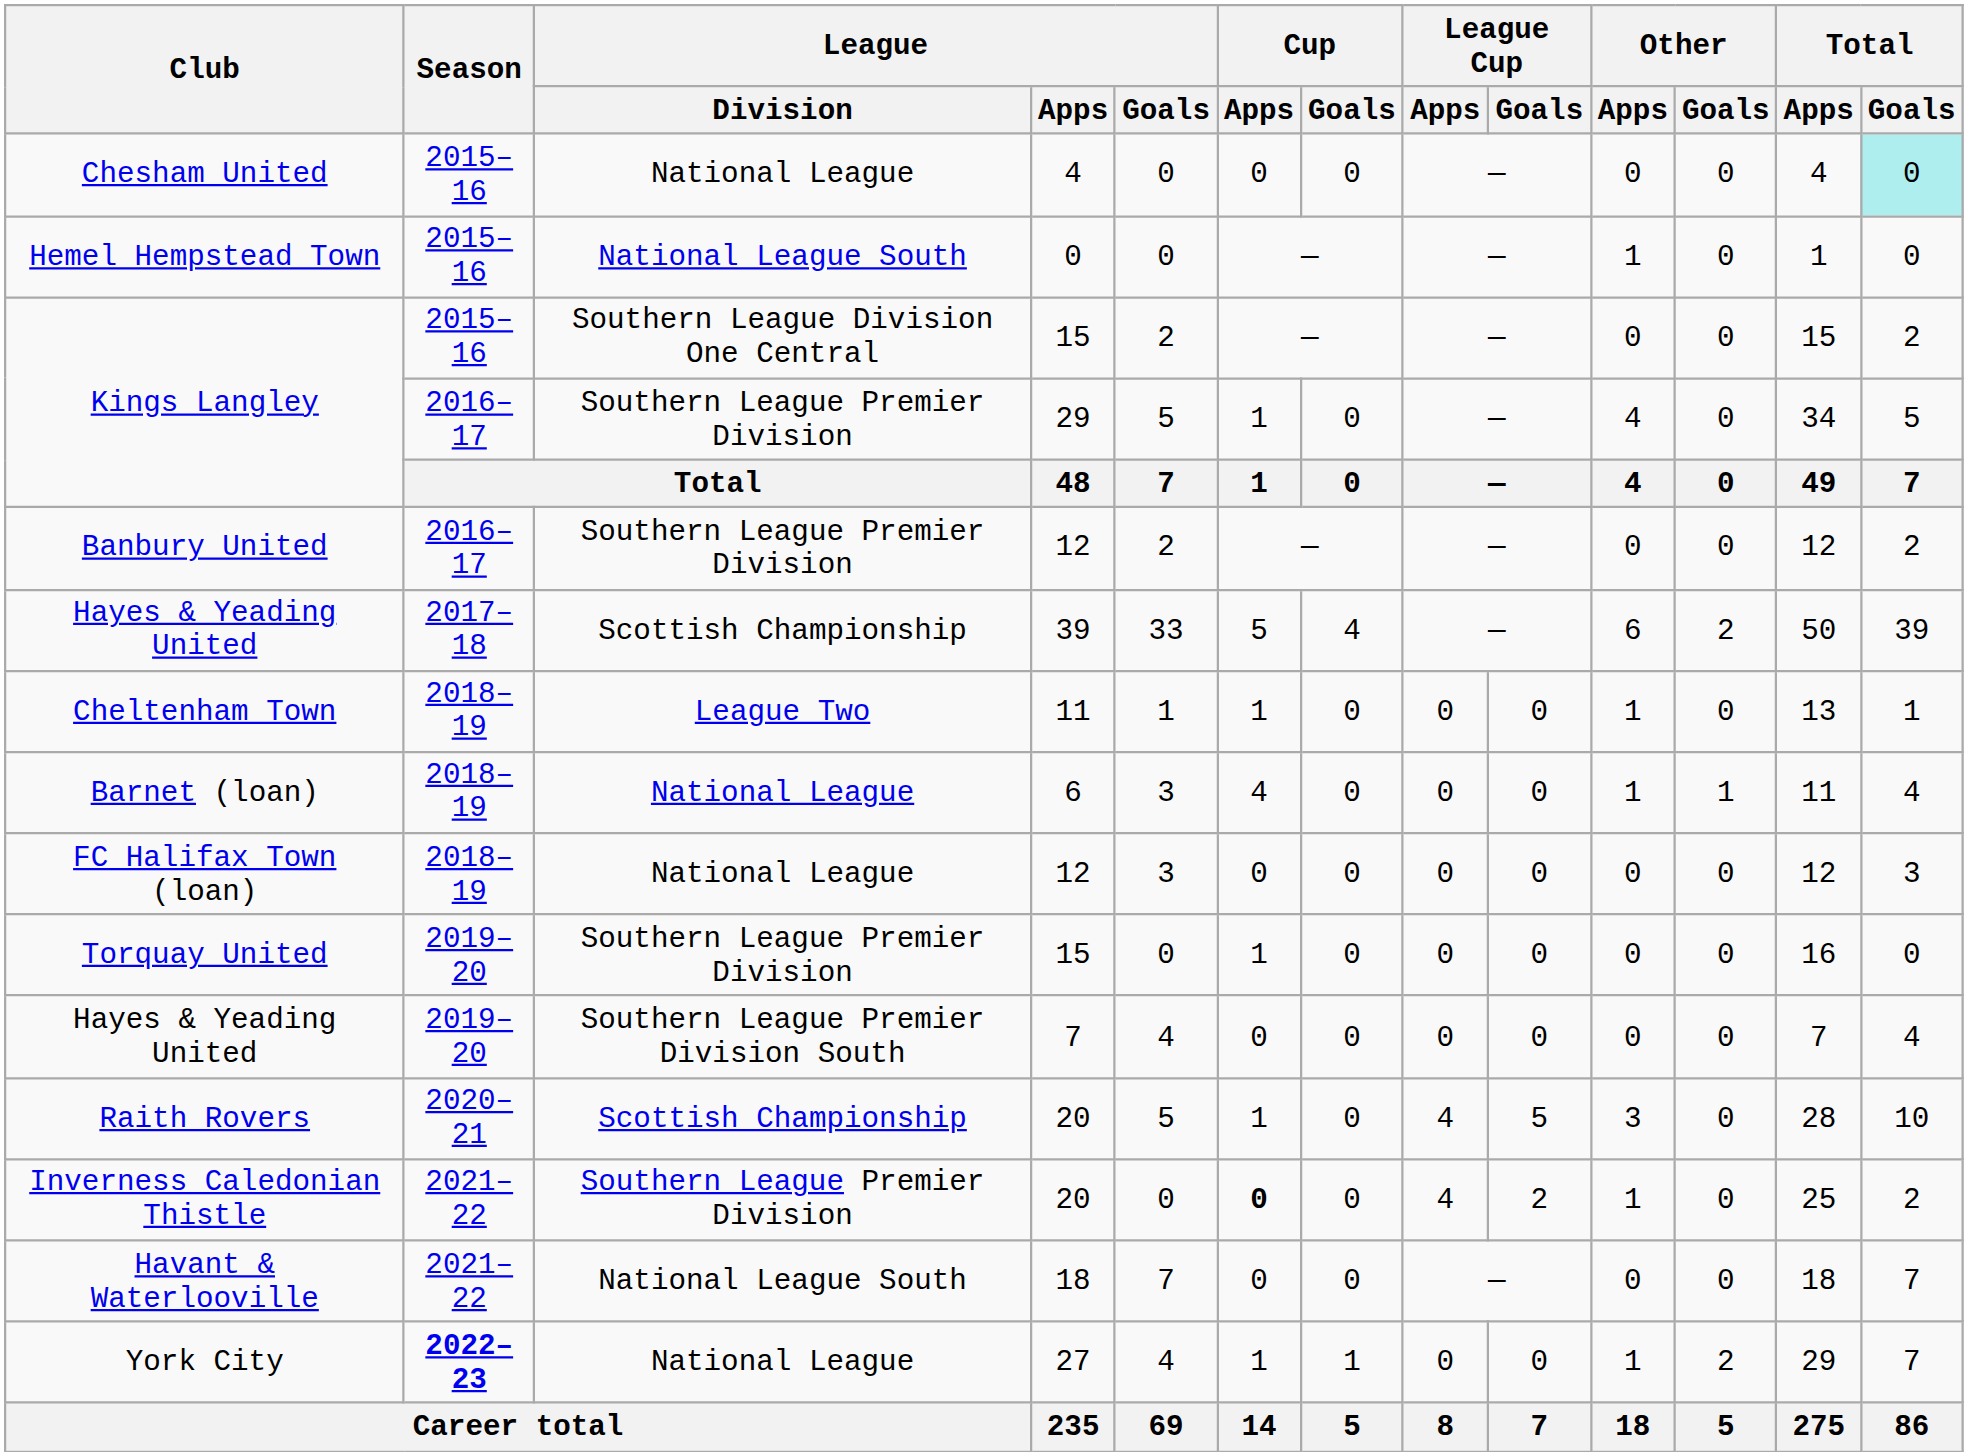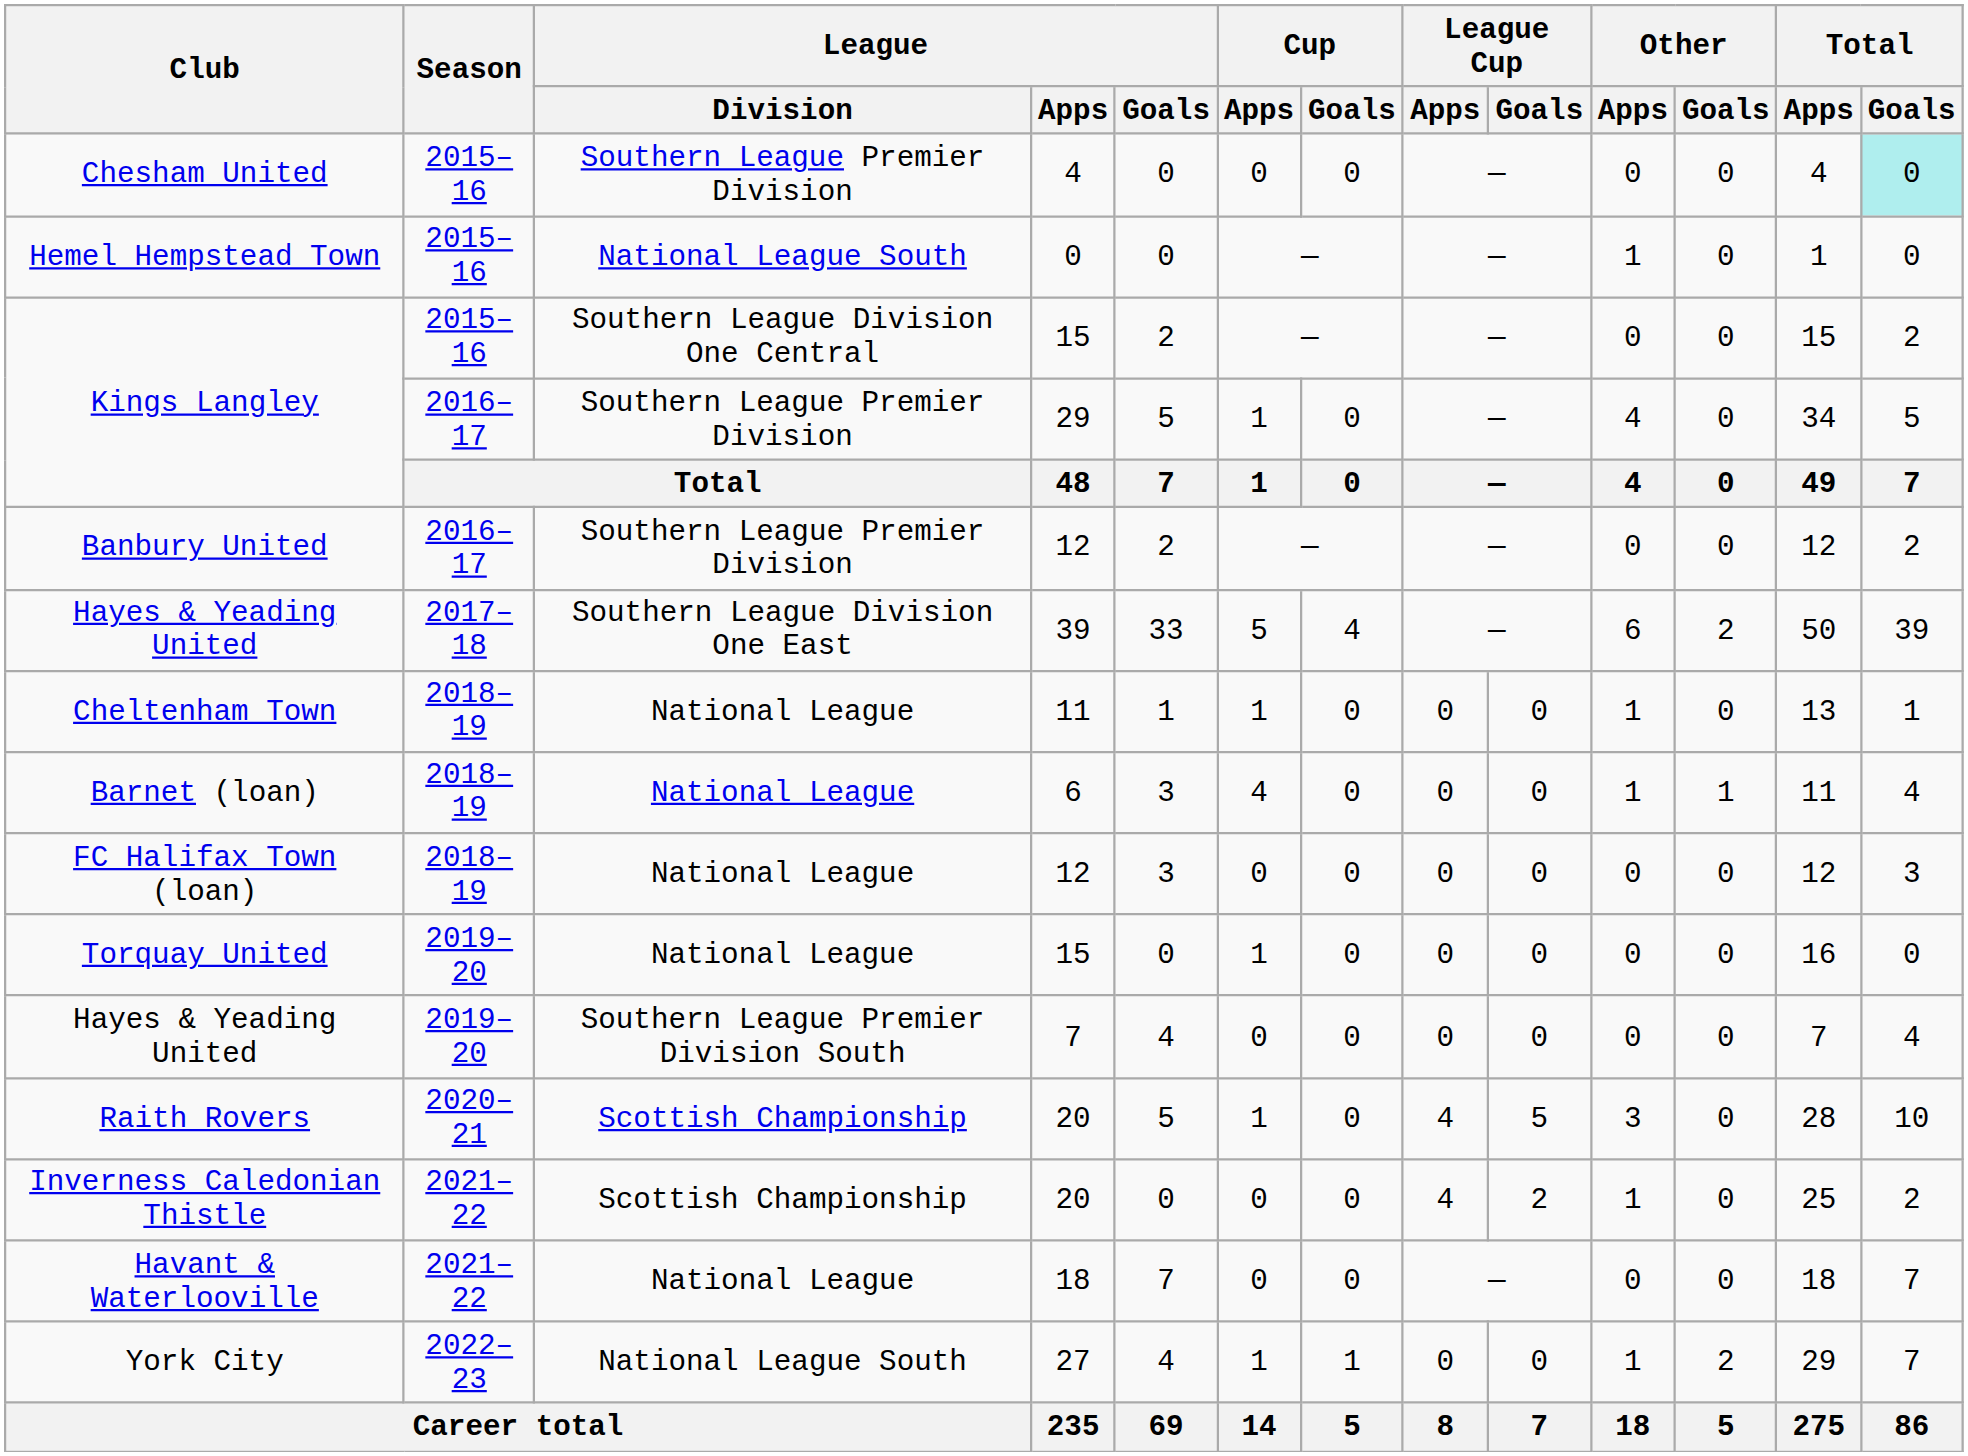(783, 175) National League -> (783, 175) Southern League Premier Division
(783, 630) Scottish Championship -> (783, 630) Southern League Division One East
(783, 711) League Two -> (783, 711) National League
(783, 955) Southern League Premier Division -> (783, 955) National League
(783, 1200) Southern League Premier Division -> (783, 1200) Scottish Championship
(1259, 1200) bold -> (1259, 1200) normal
(783, 1281) National League South -> (783, 1281) National League
(469, 1363) bold -> (469, 1363) normal
(783, 1363) National League -> (783, 1363) National League South
